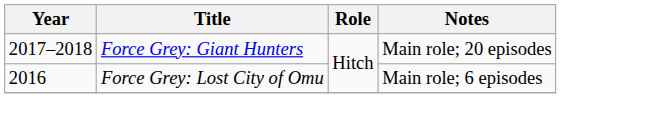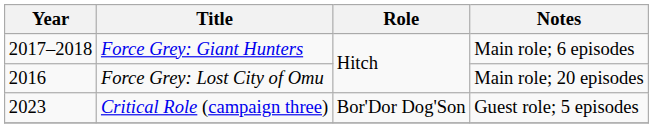(467, 48) Main role; 20 episodes -> (554, 48) Main role; 6 episodes
(462, 78) Main role; 6 episodes -> (559, 78) Main role; 20 episodes
+ row: (215, 107)
